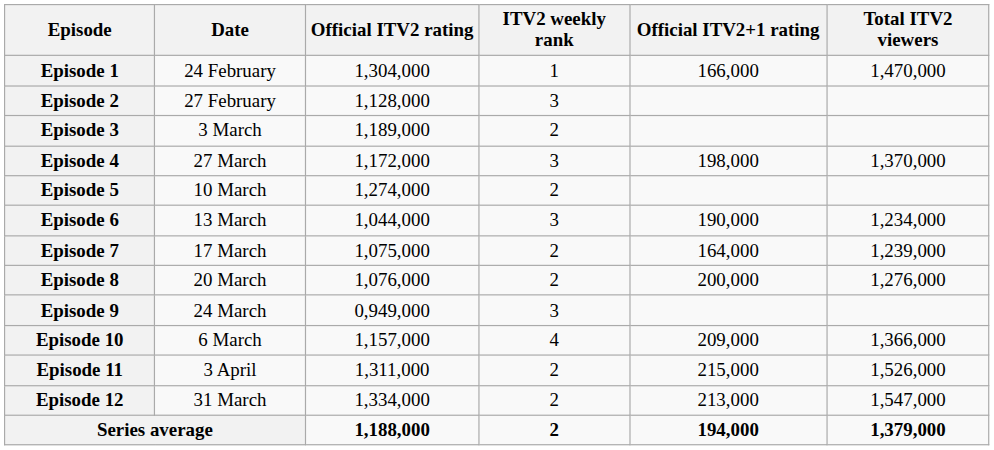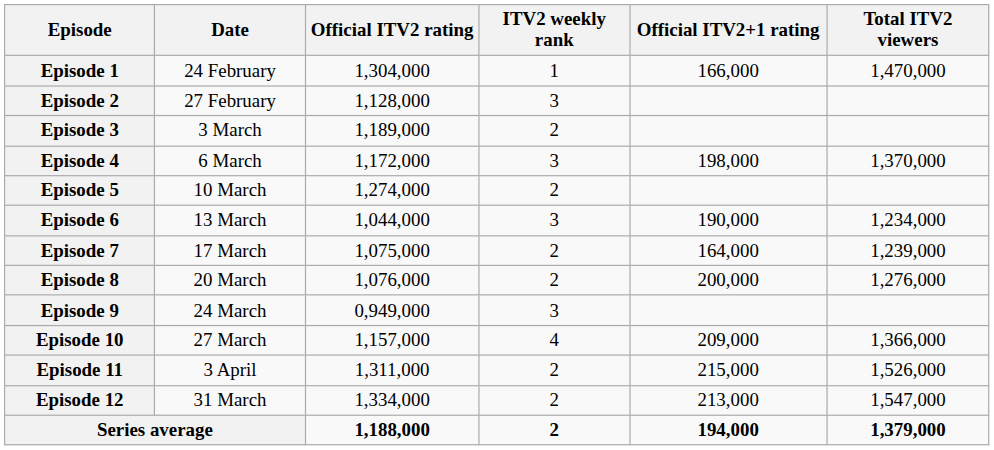(230, 160) 27 March -> (230, 160) 6 March
(230, 340) 6 March -> (230, 340) 27 March
